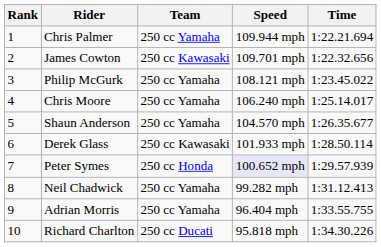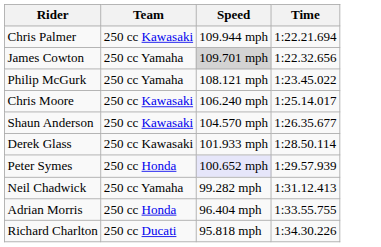- column: (23, 15)
(180, 37) 250 cc Yamaha -> (148, 37) 250 cc Kawasaki
(185, 58) 250 cc Kawasaki -> (144, 58) 250 cc Yamaha
(270, 58) no background -> (234, 58) lightgrey background
(180, 101) 250 cc Yamaha -> (148, 101) 250 cc Kawasaki
(180, 123) 250 cc Yamaha -> (148, 123) 250 cc Kawasaki
(180, 209) 250 cc Yamaha -> (140, 209) 250 cc Honda
